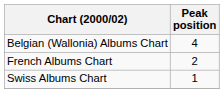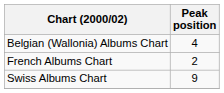(195, 79) 1 -> (195, 79) 9
